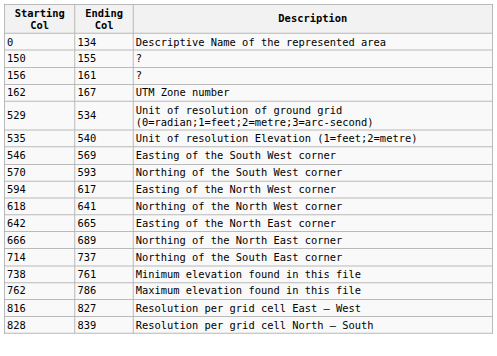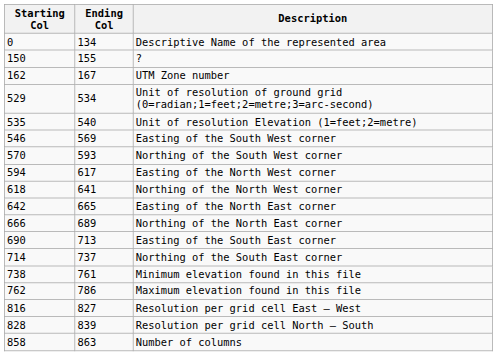- row: (16, 76)
+ row: (16, 240)
+ row: (16, 342)
